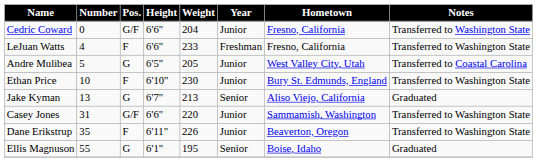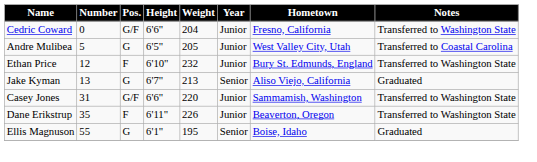- row: (36, 47)
(85, 81) 10 -> (85, 64) 12
(190, 81) 230 -> (190, 64) 232
